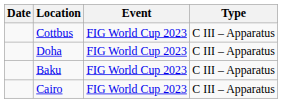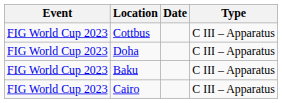columns swapped: (19, 13) <-> (137, 13)
